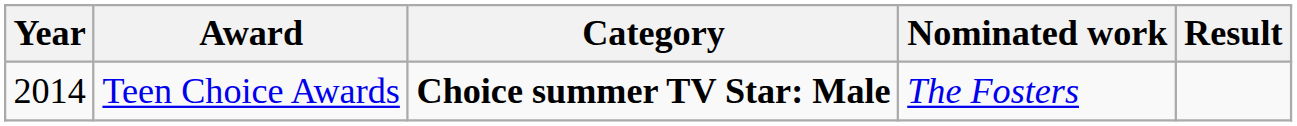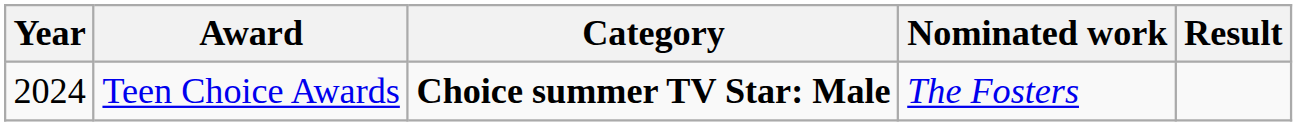(50, 90) 2014 -> (50, 90) 2024
